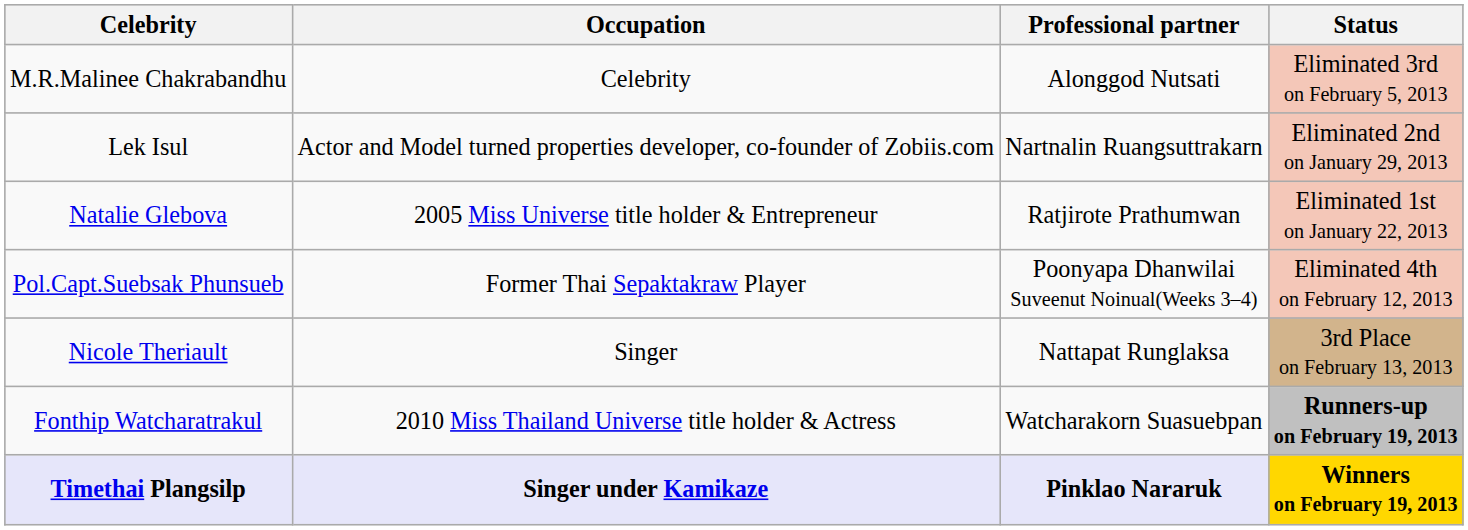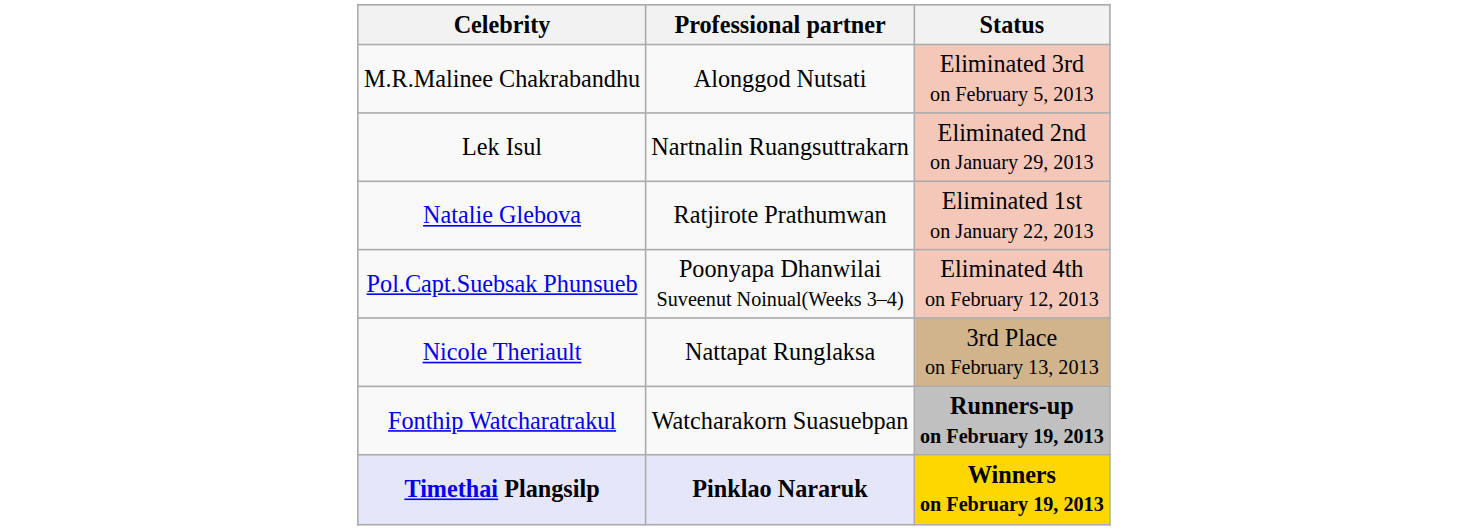- column: (646, 24)
